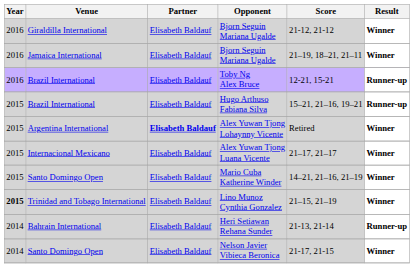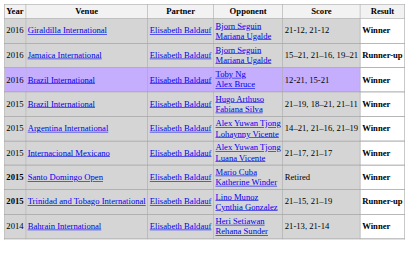(326, 55) 21–19, 18–21, 21–11 -> (321, 55) 15–21, 21–16, 19–21
(381, 55) Winner -> (382, 55) Runner-up
(387, 80) Runner-up -> (376, 80) Winner
(326, 104) 15–21, 21–16, 19–21 -> (321, 104) 21–19, 18–21, 21–11
(387, 104) Runner-up -> (376, 104) Winner
(183, 129) bold -> (181, 129) normal
(302, 129) Retired -> (321, 129) 14–21, 21–16, 21–19
(15, 178) normal -> (15, 178) bold
(326, 178) 14–21, 21–16, 21–19 -> (297, 178) Retired
(381, 202) Winner -> (382, 202) Runner-up
(387, 226) Runner-up -> (376, 226) Winner
- row: (65, 251)
